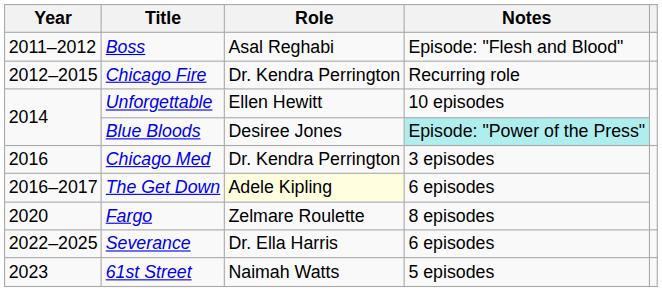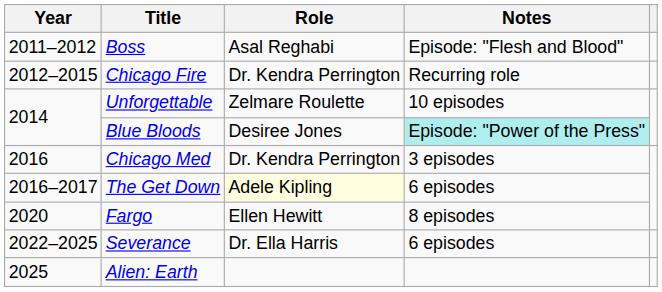(275, 103) Ellen Hewitt -> (297, 103) Zelmare Roulette
(297, 215) Zelmare Roulette -> (275, 215) Ellen Hewitt
- row: (149, 272)
+ row: (152, 272)
